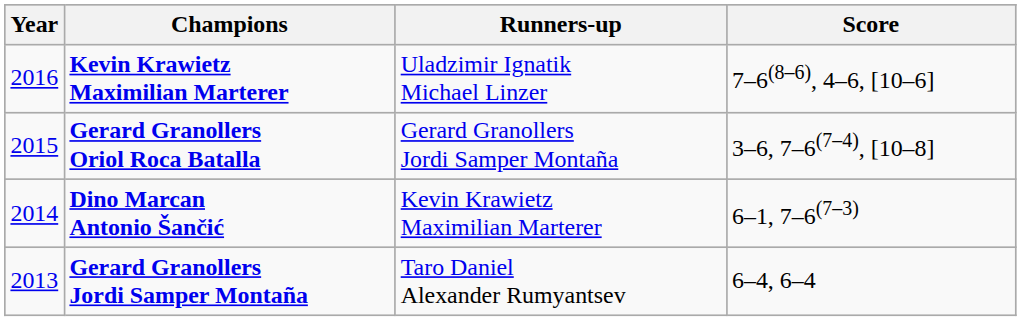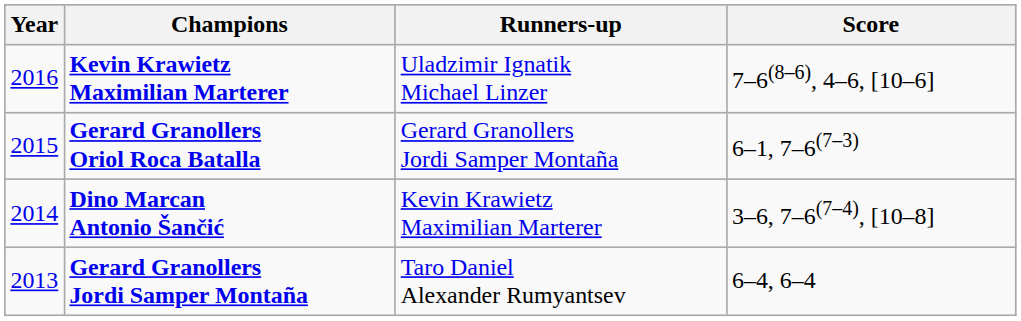(833, 145) 3–6, 7–6(7–4), [10–8] -> (795, 145) 6–1, 7–6(7–3)
(795, 213) 6–1, 7–6(7–3) -> (833, 213) 3–6, 7–6(7–4), [10–8]
